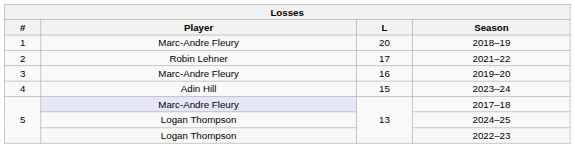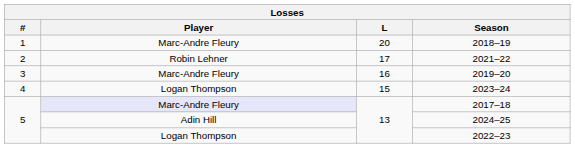(199, 89) Adin Hill -> (199, 89) Logan Thompson
(199, 120) Logan Thompson -> (199, 120) Adin Hill
